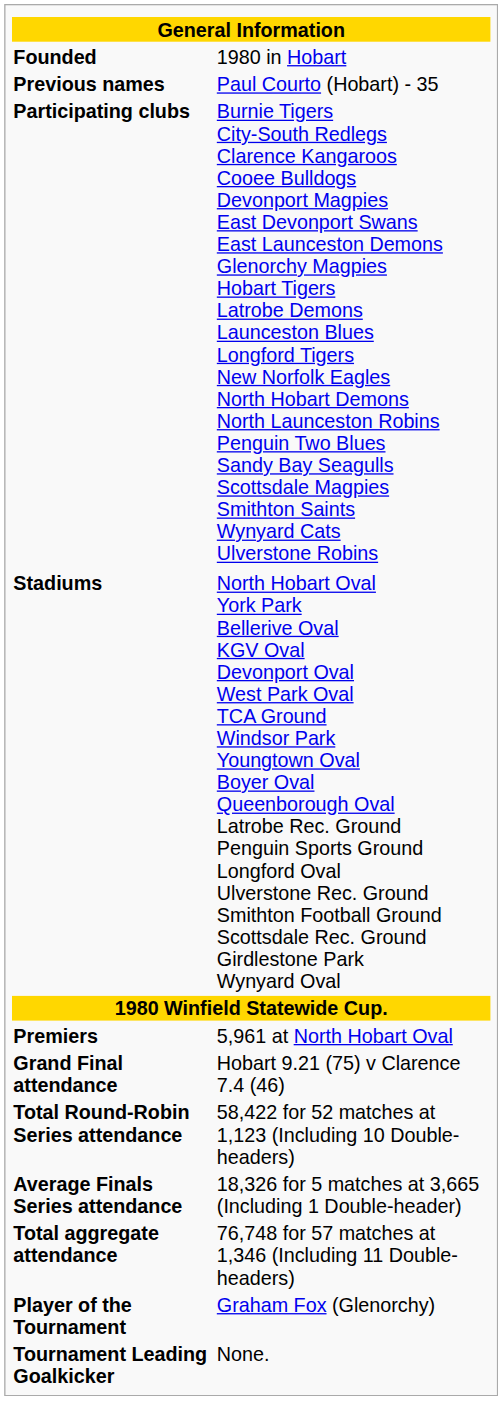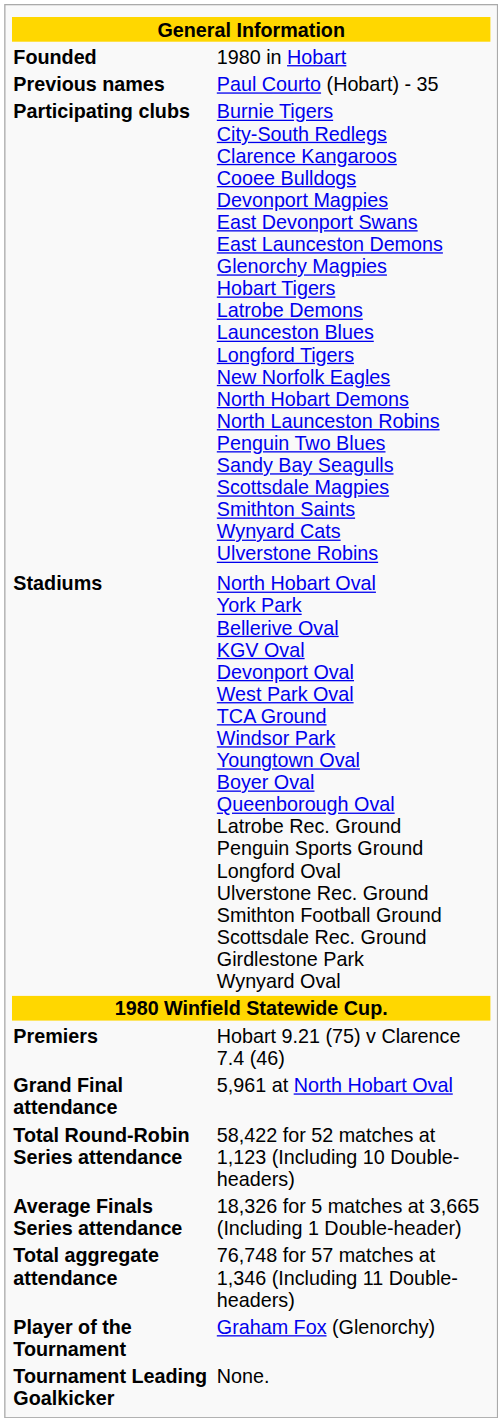(335, 1036) 5,961 at North Hobart Oval -> (339, 1047) Hobart 9.21 (75) v Clarence 7.4 (46)
(339, 1074) Hobart 9.21 (75) v Clarence 7.4 (46) -> (335, 1085) 5,961 at North Hobart Oval
